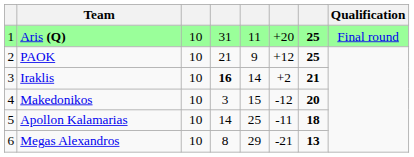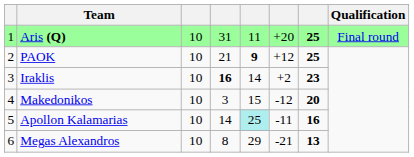(254, 57) normal -> (254, 57) bold
(313, 78) 21 -> (313, 78) 23
(254, 120) no background -> (254, 120) paleturquoise background
(313, 120) 18 -> (313, 120) 16
